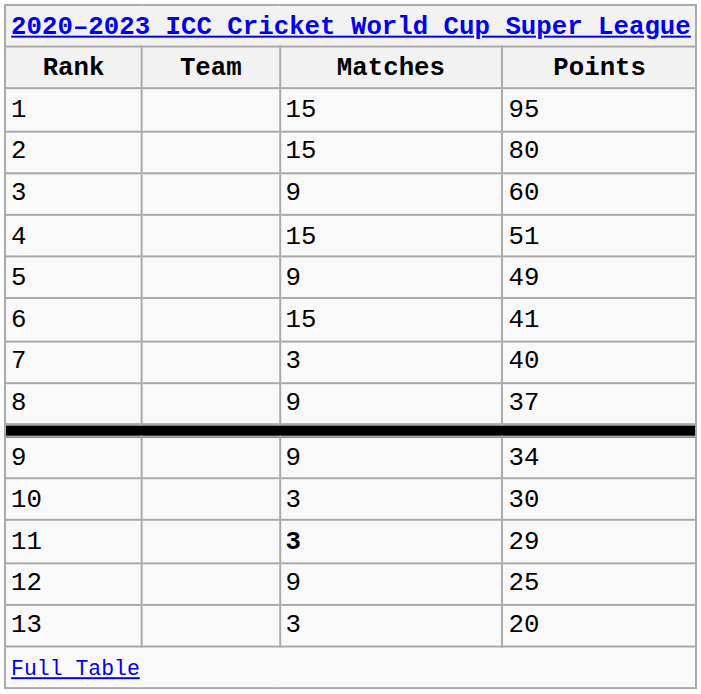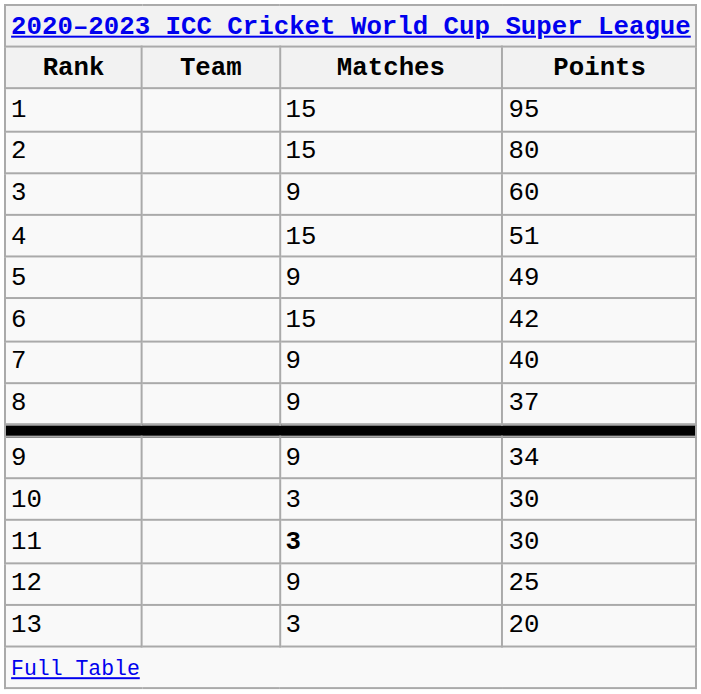(524, 320) 41 -> (524, 320) 42
(293, 362) 3 -> (293, 362) 9
(524, 542) 29 -> (524, 542) 30
